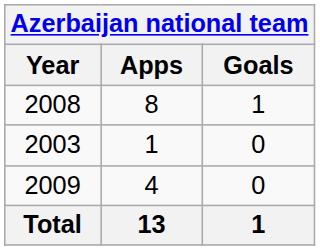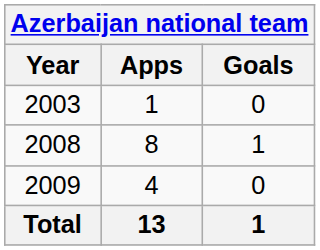rows swapped: (53, 144) <-> (53, 104)
